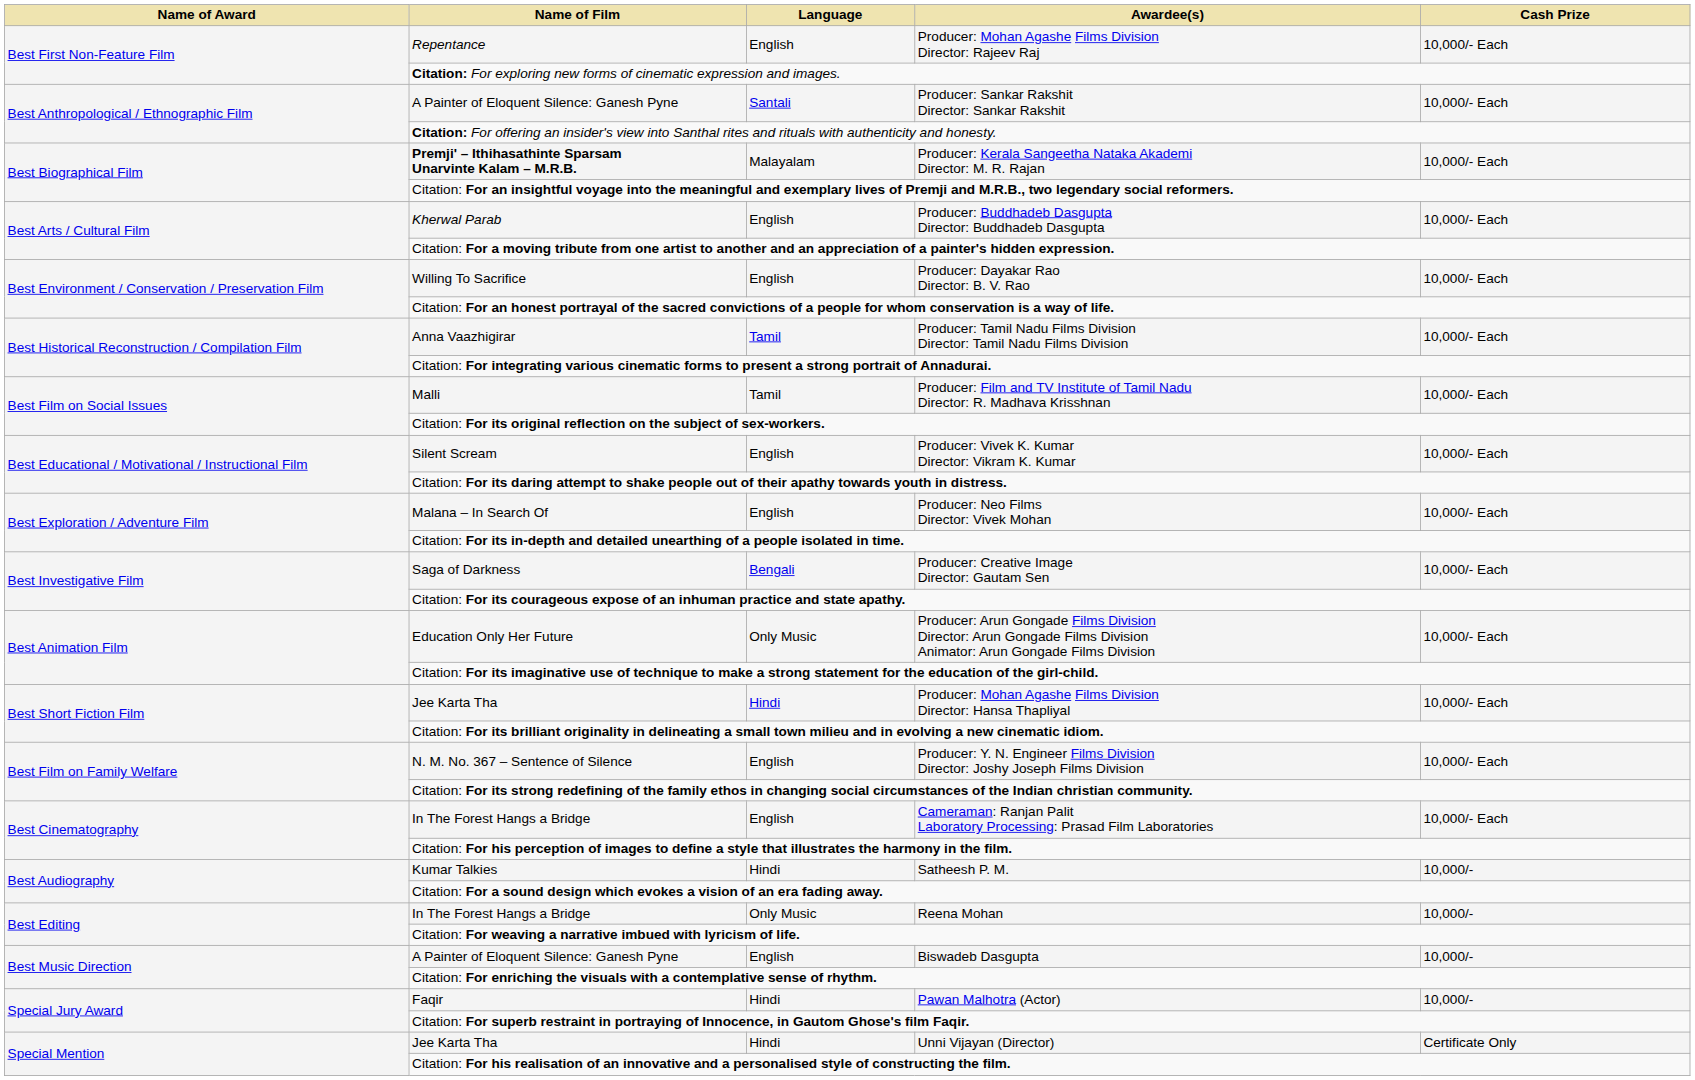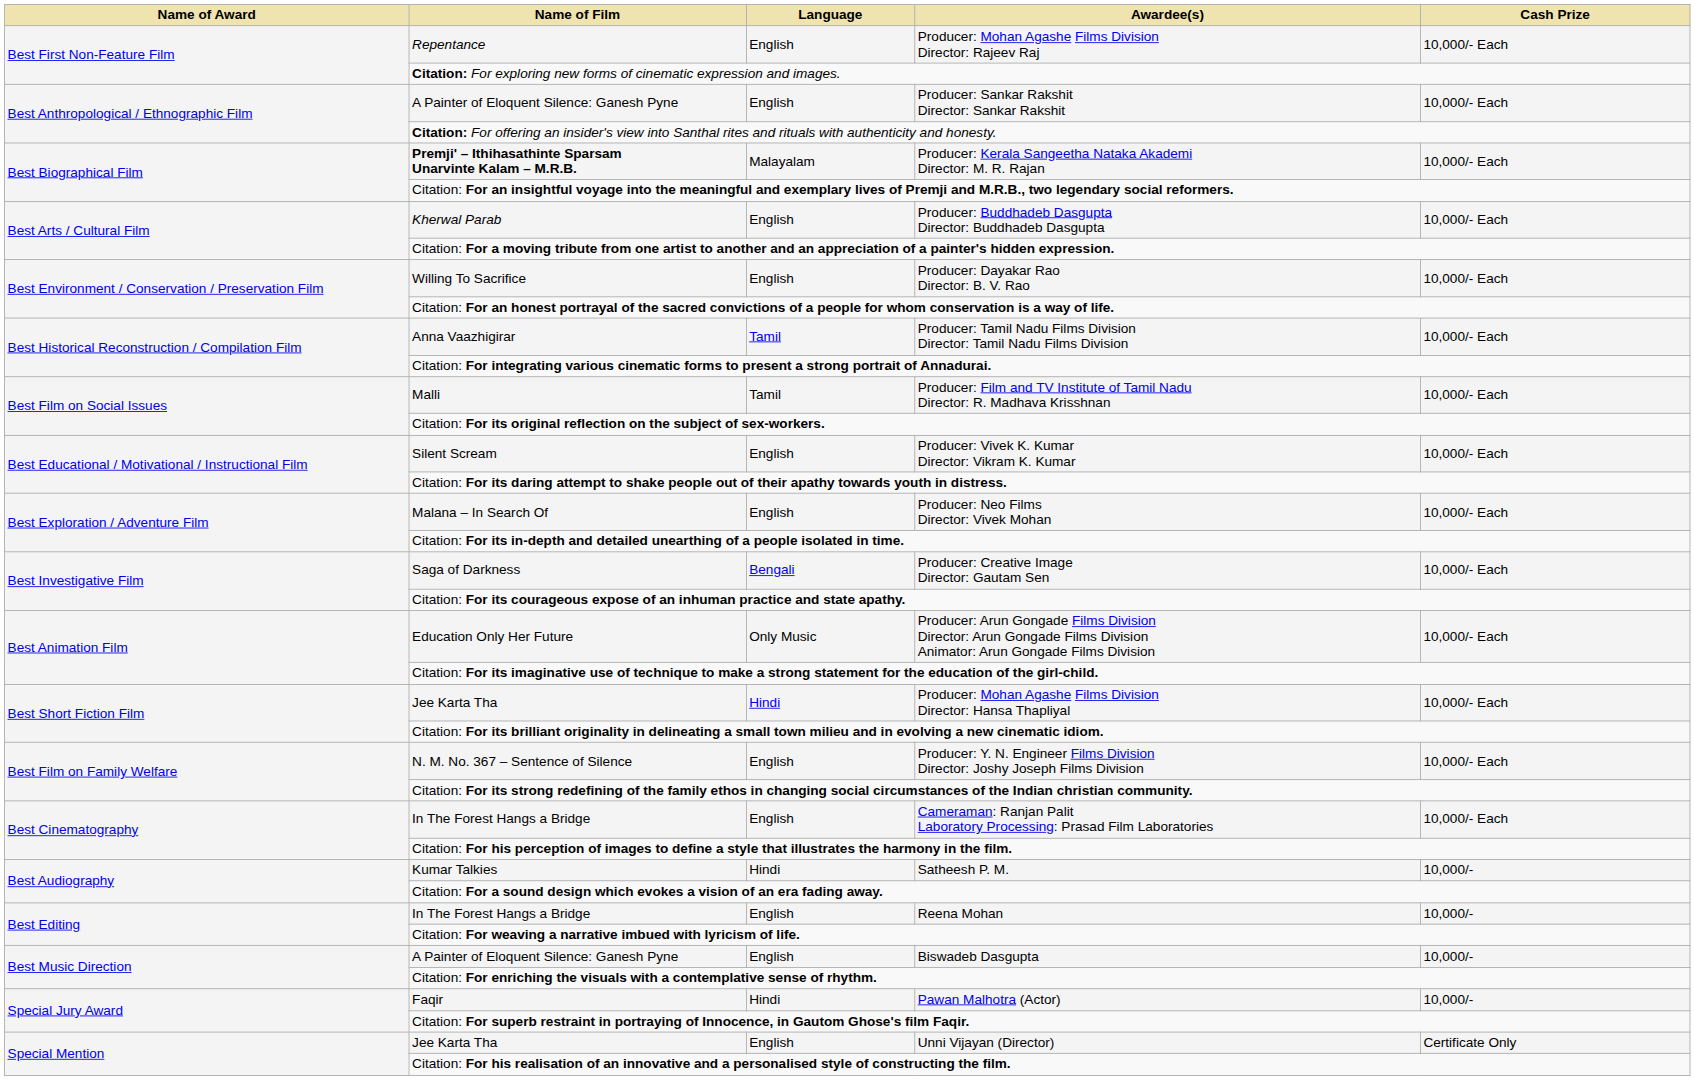(770, 102) Santali -> (771, 102) English
(783, 913) Only Music -> (771, 913) English
(765, 1042) Hindi -> (771, 1042) English
